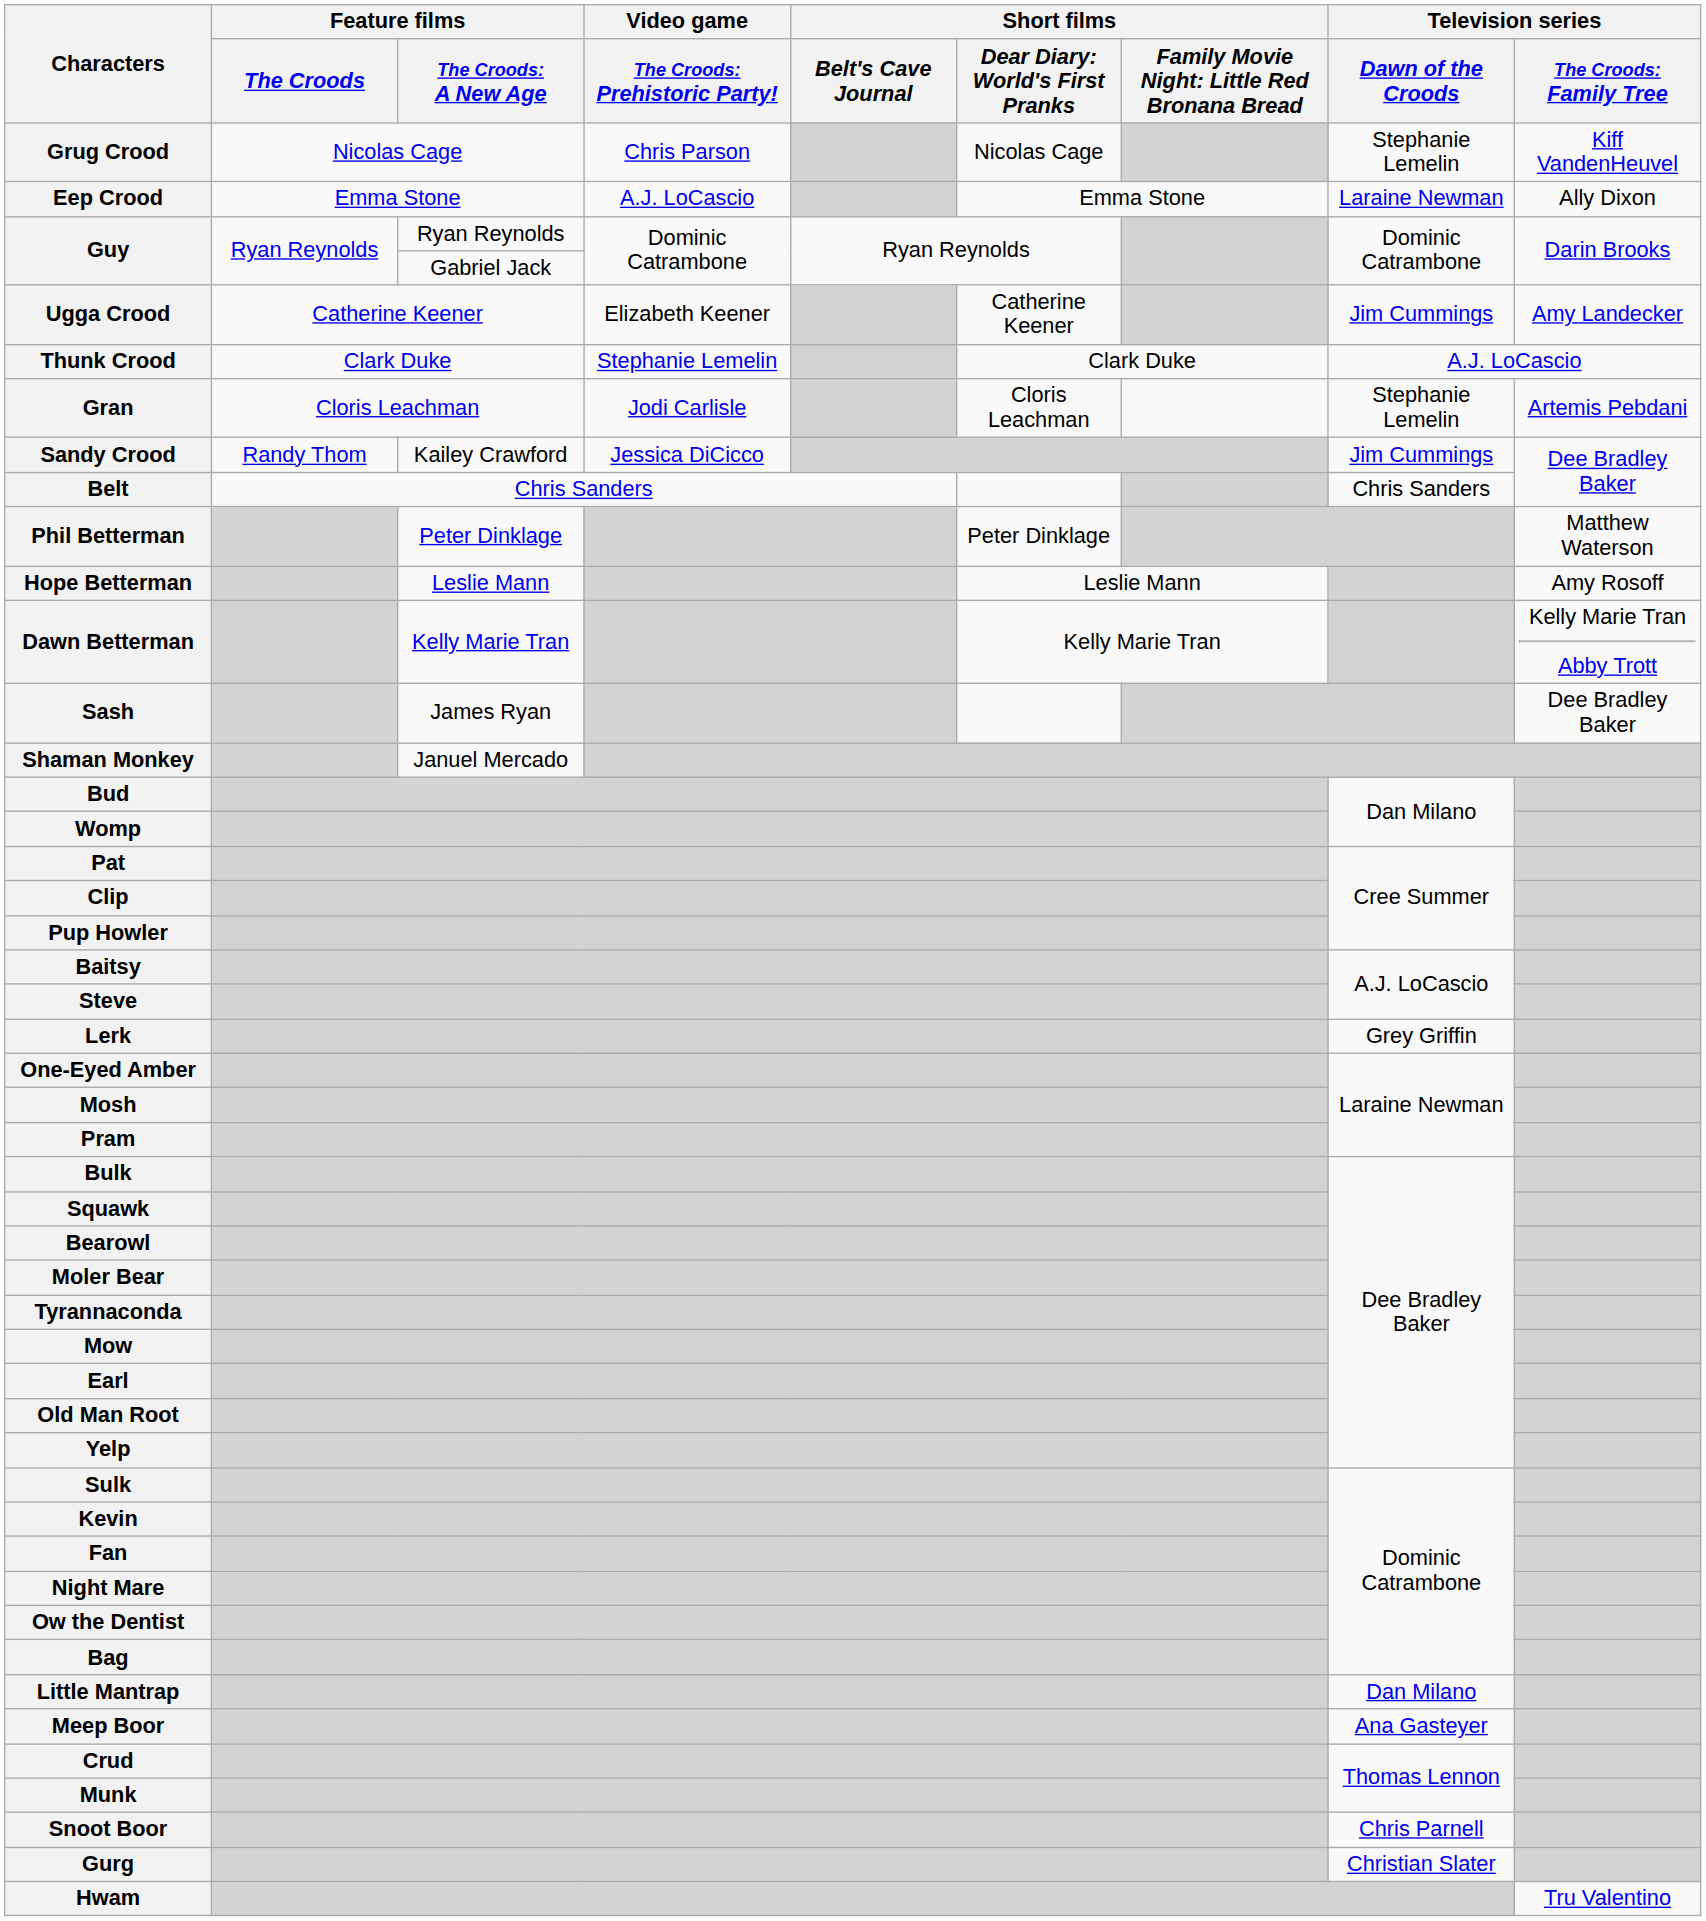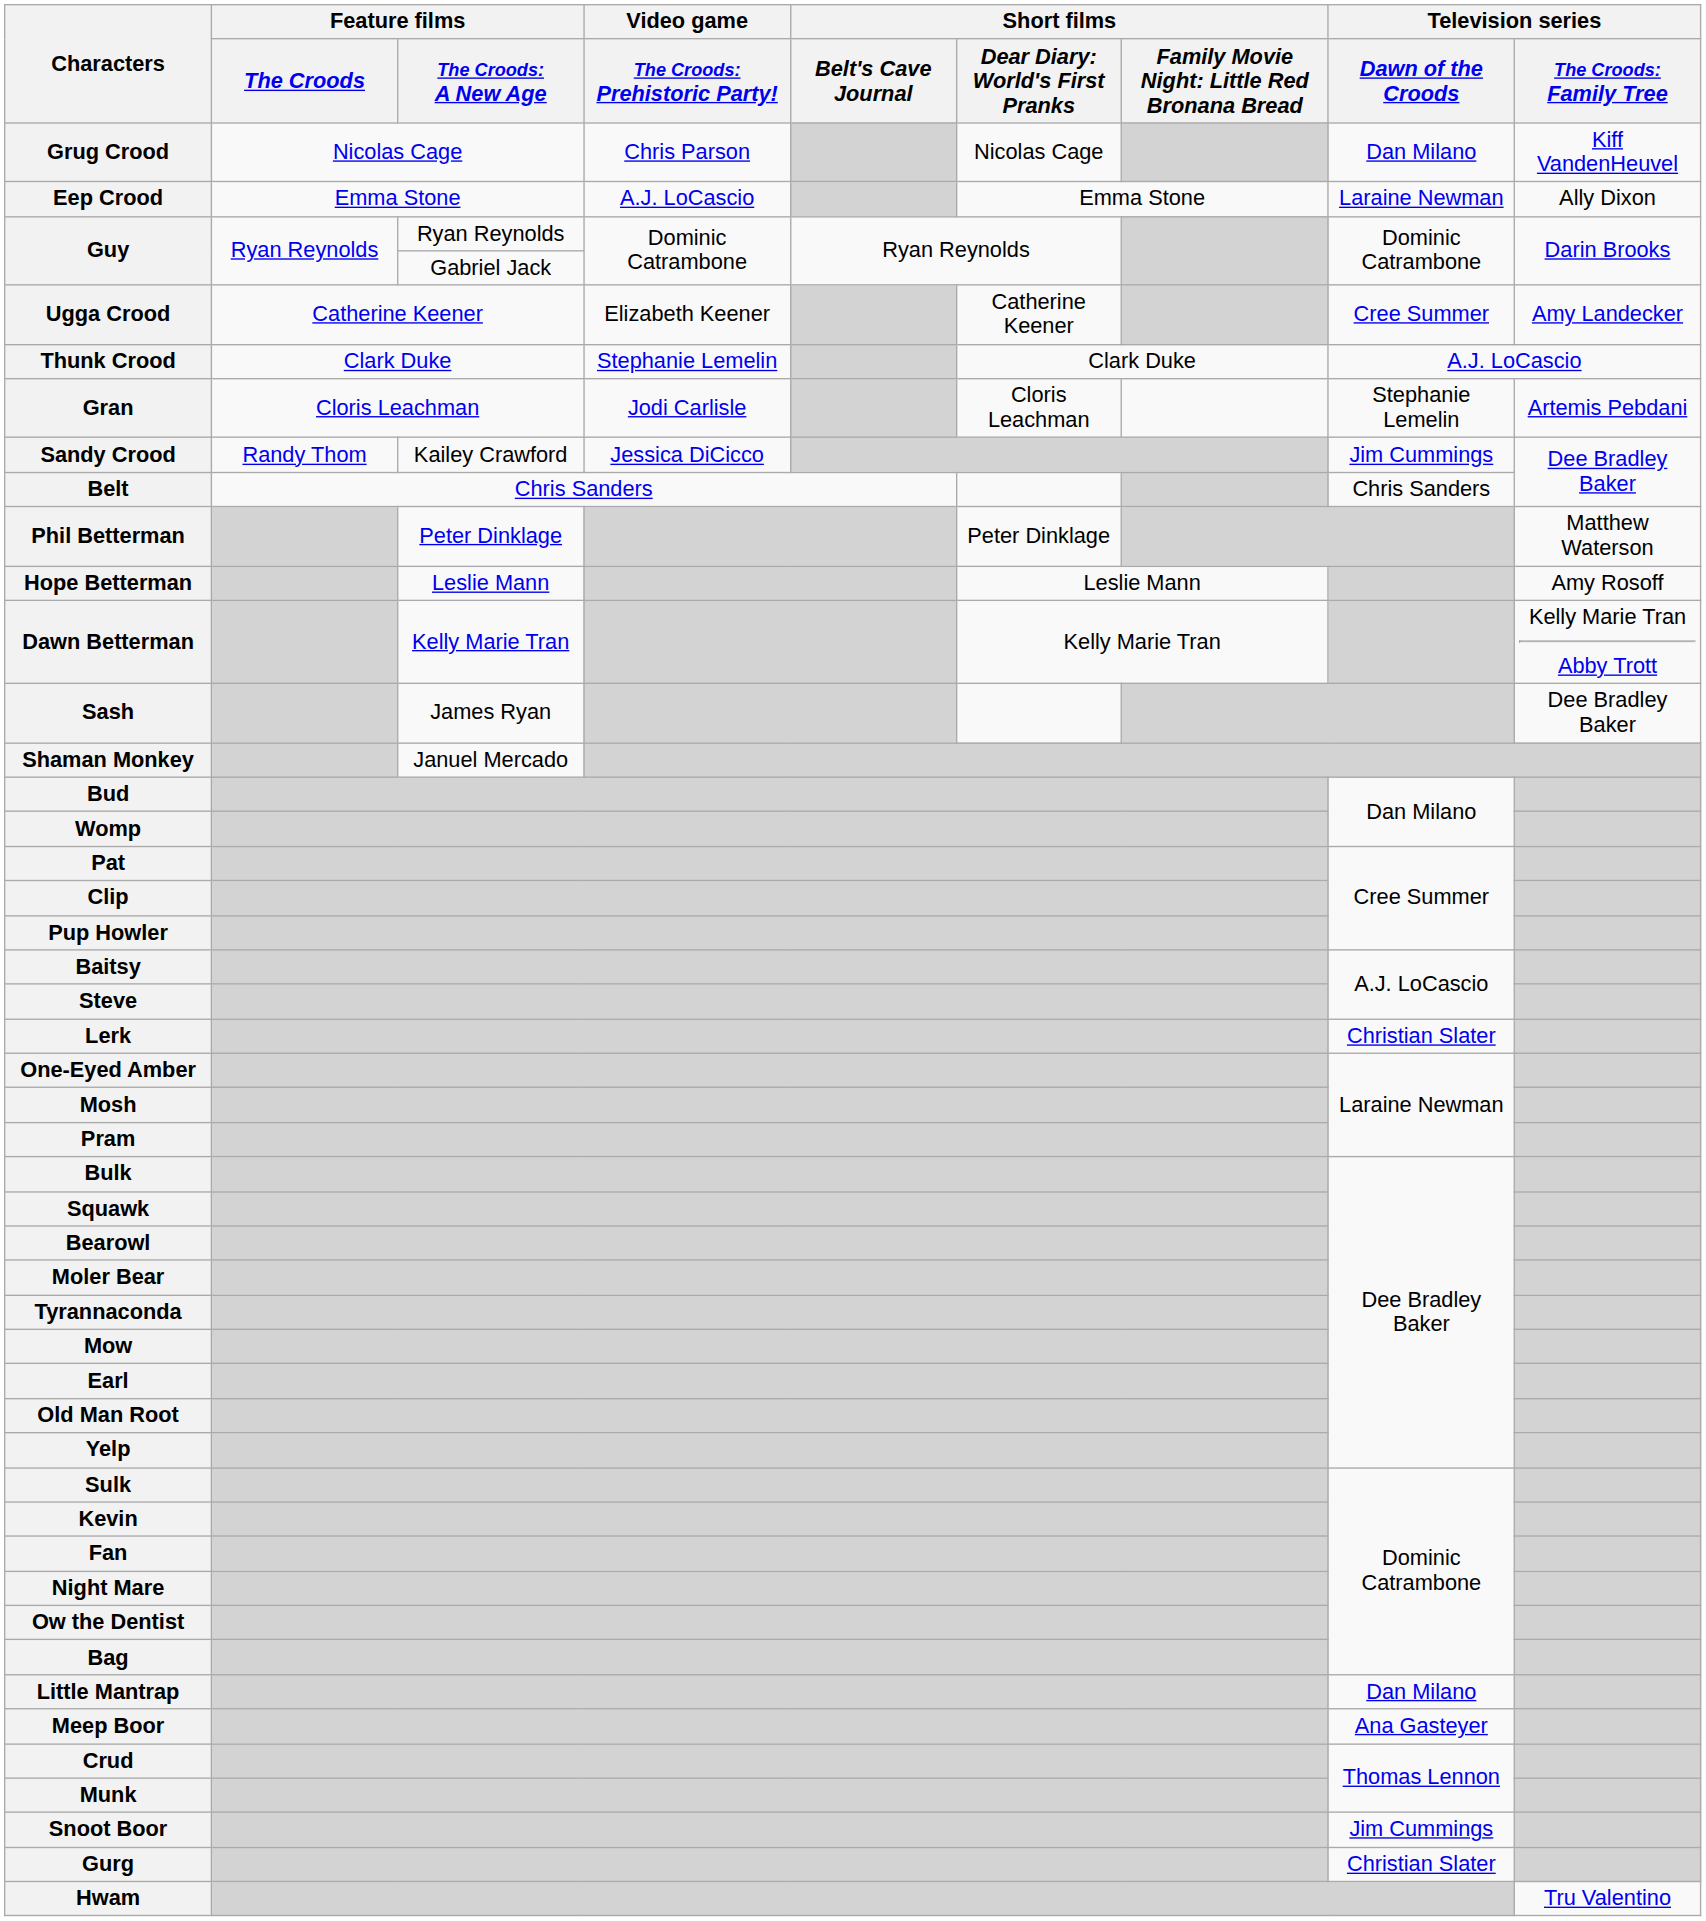(1421, 151) Stephanie Lemelin -> (1421, 151) Dan Milano
(1421, 314) Jim Cummings -> (1421, 314) Cree Summer
(1421, 1035) Grey Griffin -> (1421, 1035) Christian Slater
(1421, 1829) Chris Parnell -> (1421, 1829) Jim Cummings
